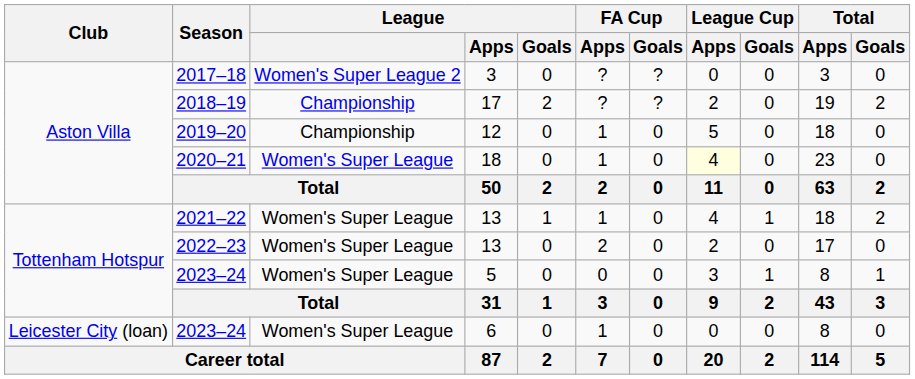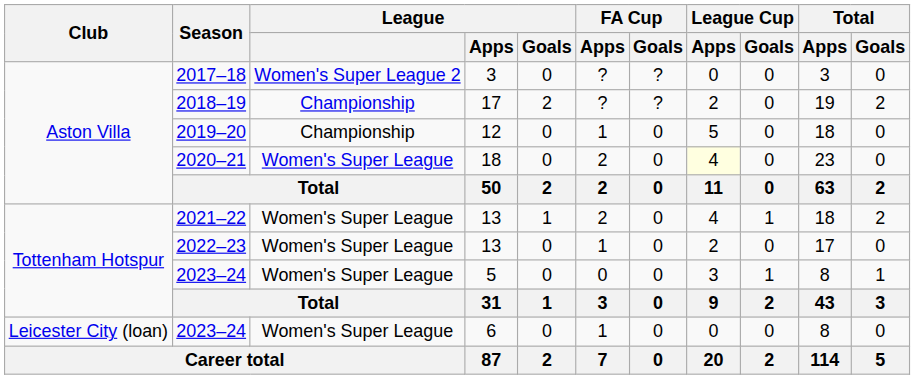(602, 160) 1 -> (602, 160) 2
(602, 217) 1 -> (602, 217) 2
(602, 246) 2 -> (602, 246) 1
